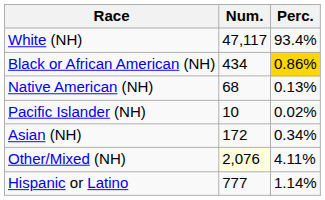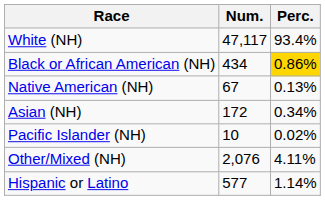(231, 87) 68 -> (231, 87) 67
rows swapped: (45, 135) <-> (77, 111)
(241, 159) lightyellow background -> (241, 159) no background
(235, 183) 777 -> (235, 183) 577
